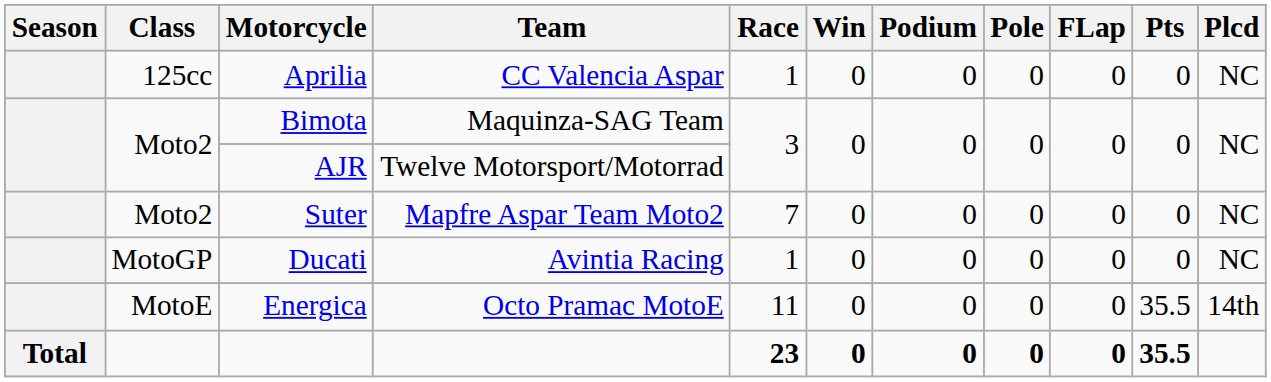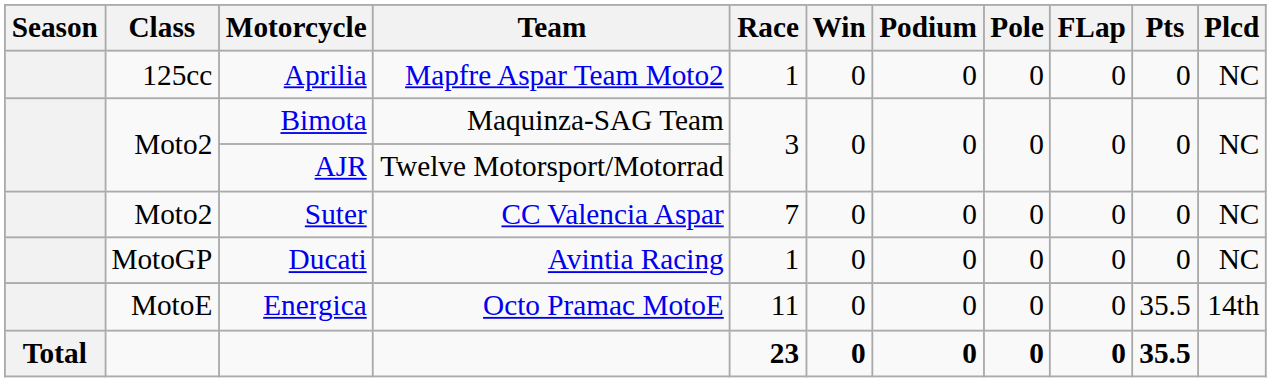(613, 74) CC Valencia Aspar -> (564, 74) Mapfre Aspar Team Moto2
(564, 213) Mapfre Aspar Team Moto2 -> (613, 213) CC Valencia Aspar
